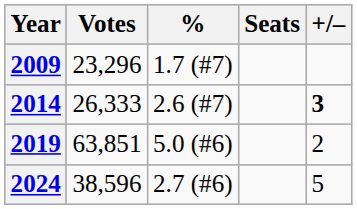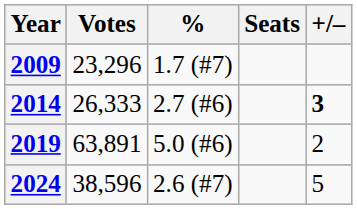(193, 104) 2.6 (#7) -> (193, 104) 2.7 (#6)
(107, 143) 63,851 -> (107, 143) 63,891
(193, 183) 2.7 (#6) -> (193, 183) 2.6 (#7)
